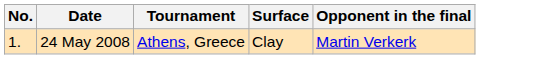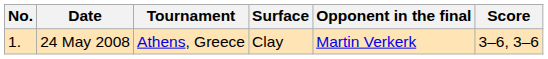+ column: (509, 16)
